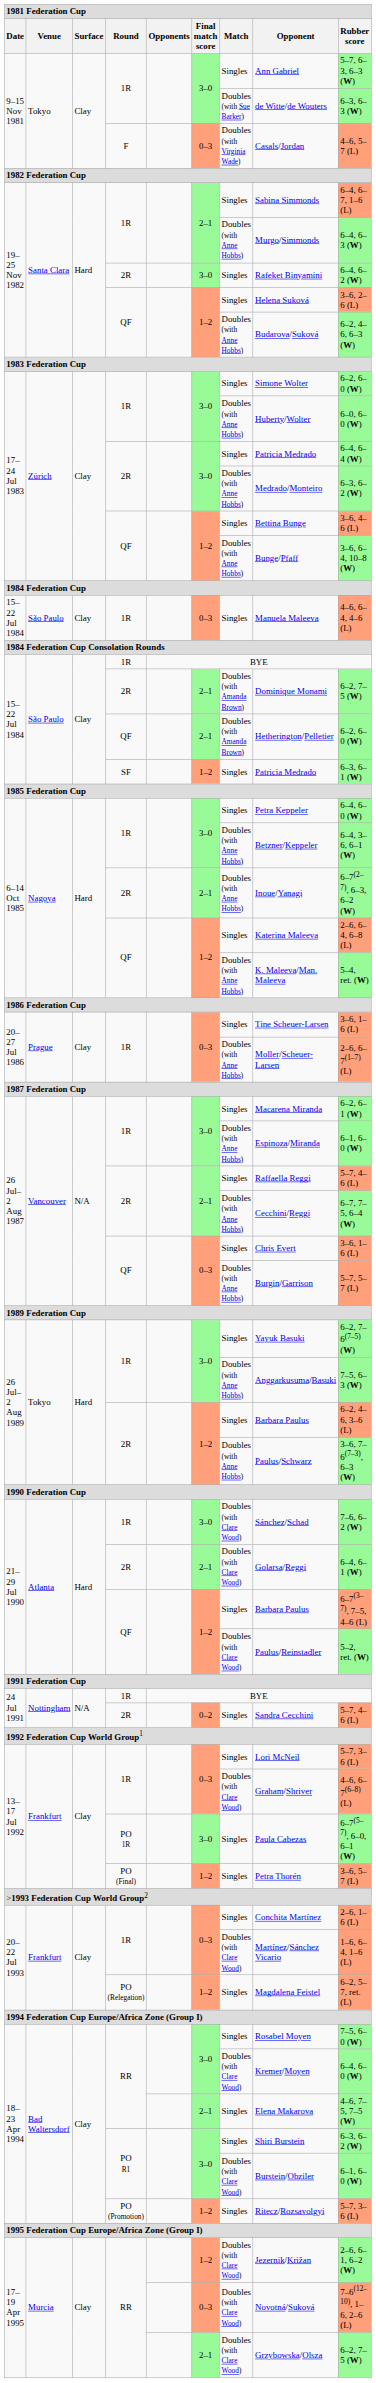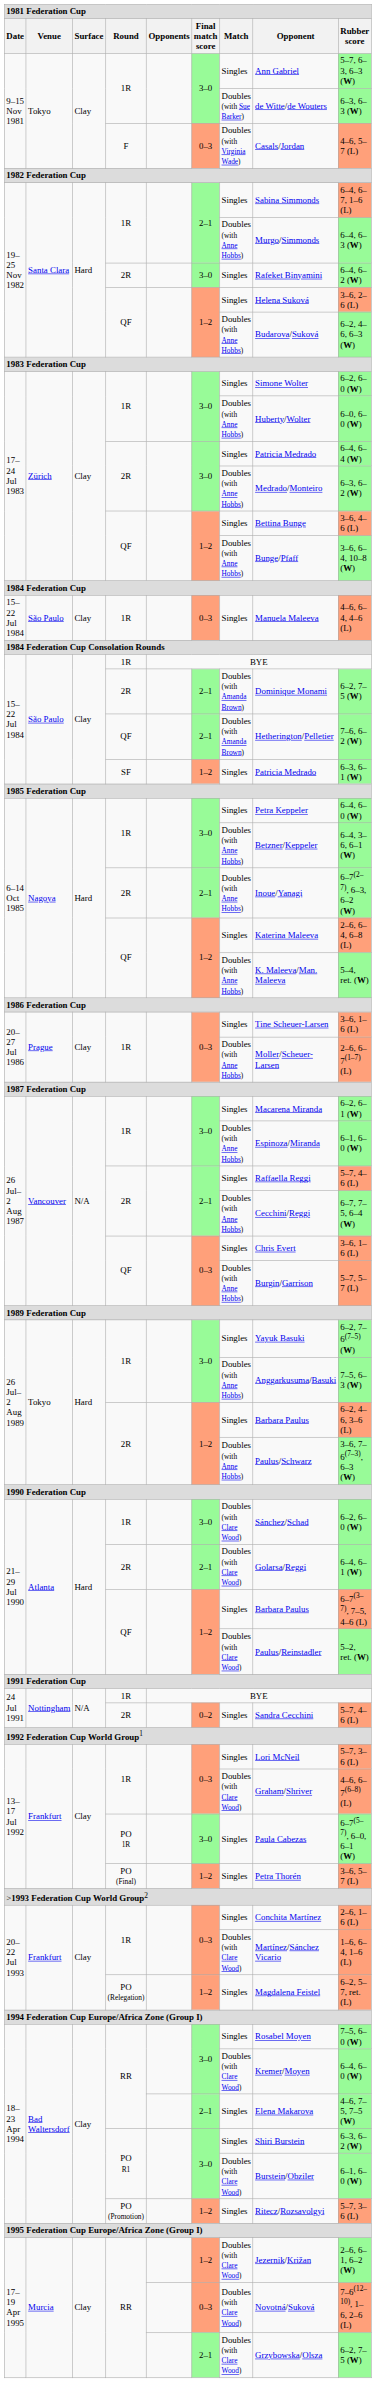(354, 736) 6–2, 6–0 (W) -> (354, 736) 7–6, 6–2 (W)
(354, 1521) 7–6, 6–2 (W) -> (354, 1521) 6–2, 6–0 (W)
